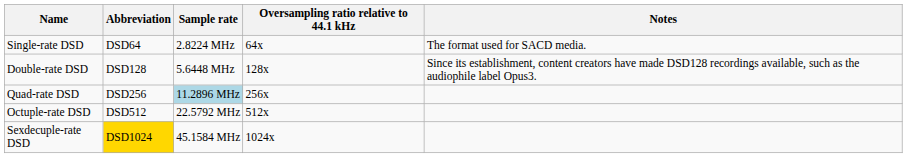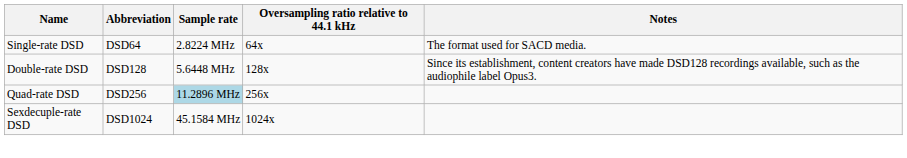- row: (49, 112)
(129, 137) gold background -> (129, 119) no background
